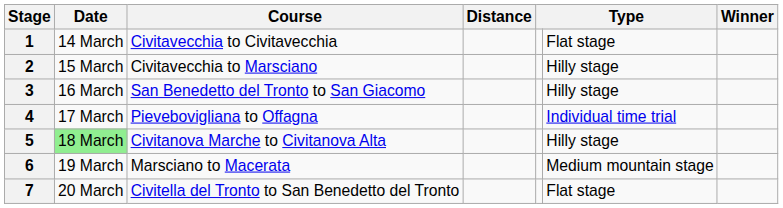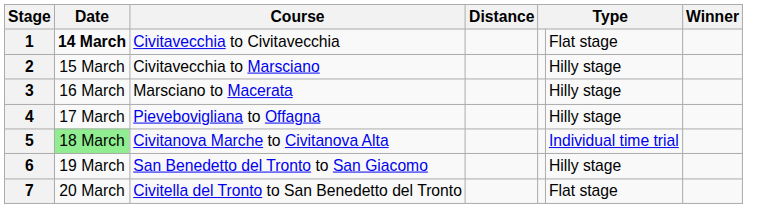(91, 41) normal -> (92, 41) bold
(278, 91) San Benedetto del Tronto to San Giacomo -> (213, 91) Marsciano to Macerata
(611, 116) Individual time trial -> (585, 116) Hilly stage
(582, 141) Hilly stage -> (614, 141) Individual time trial
(210, 166) Marsciano to Macerata -> (281, 166) San Benedetto del Tronto to San Giacomo
(630, 166) Medium mountain stage -> (585, 166) Hilly stage
